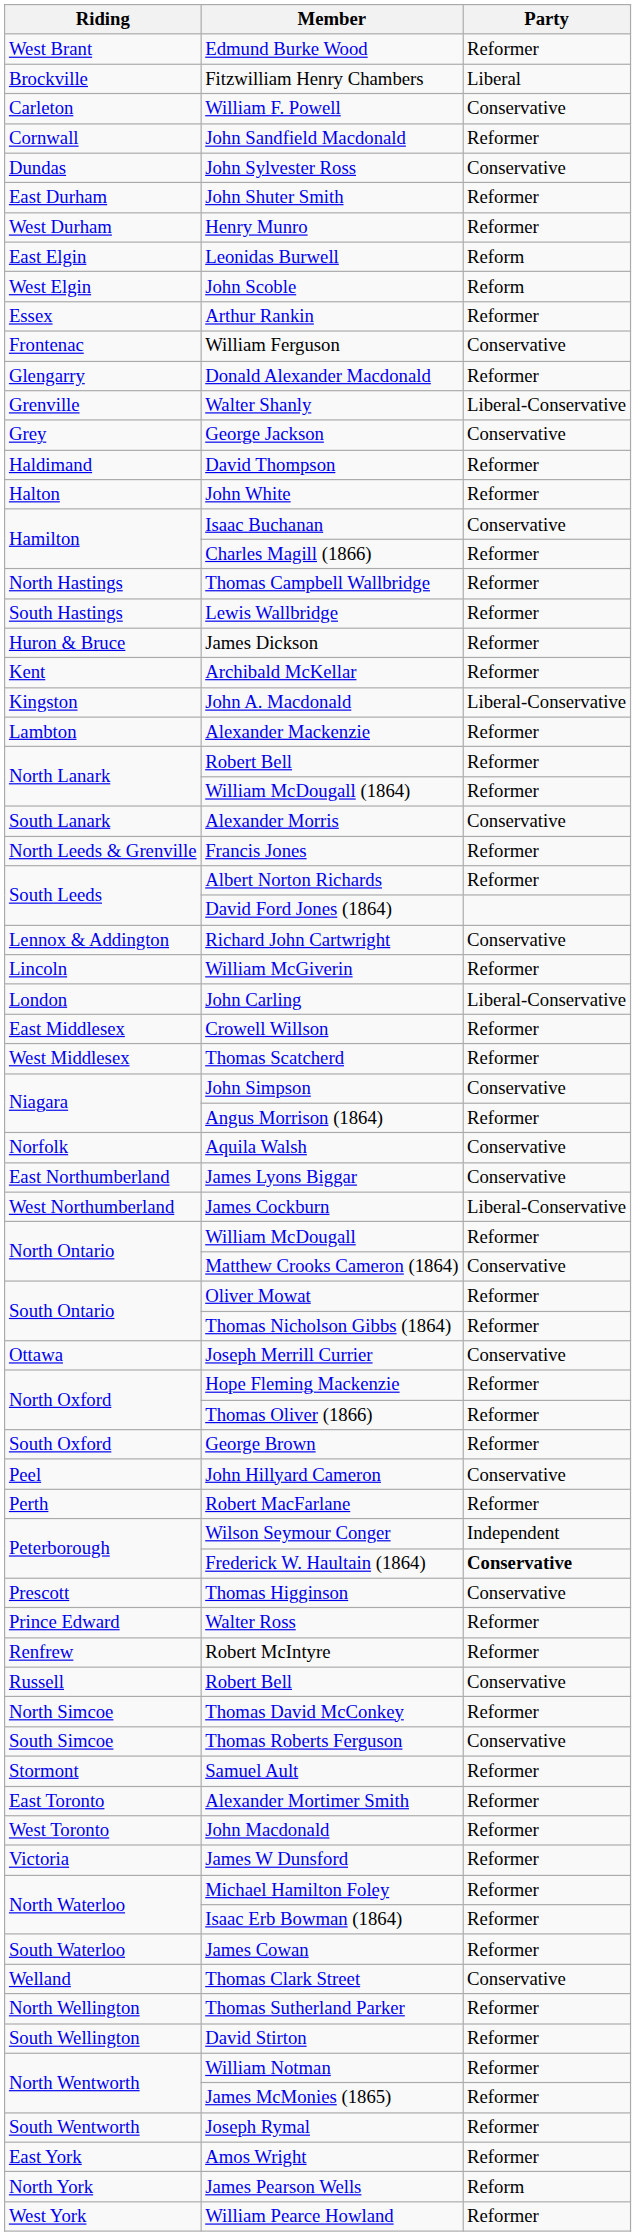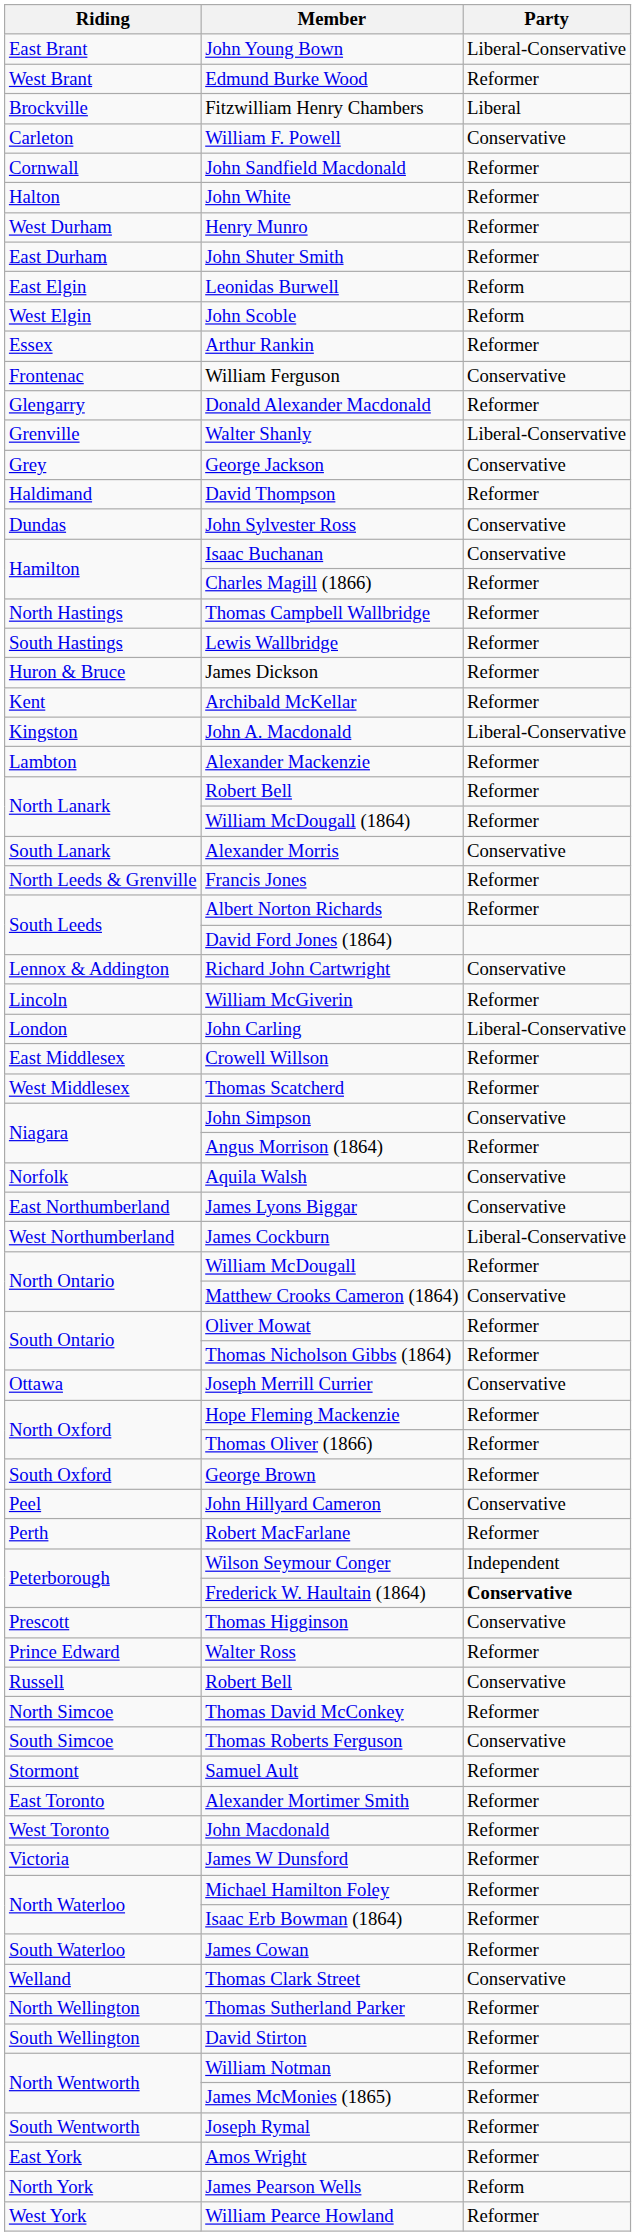+ row: (48, 49)
rows swapped: (38, 167) <-> (34, 494)
rows swapped: (58, 197) <-> (60, 227)
- row: (41, 1652)
